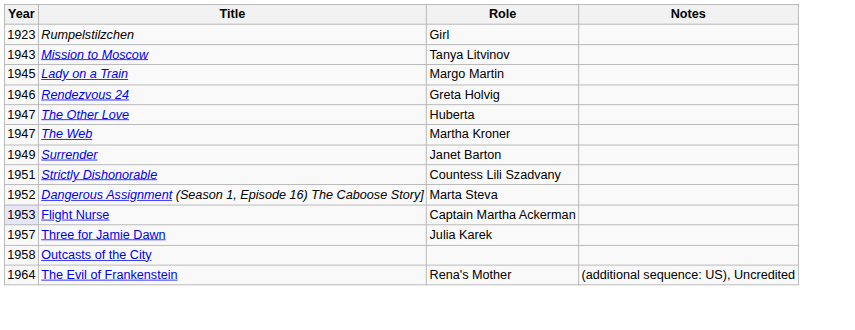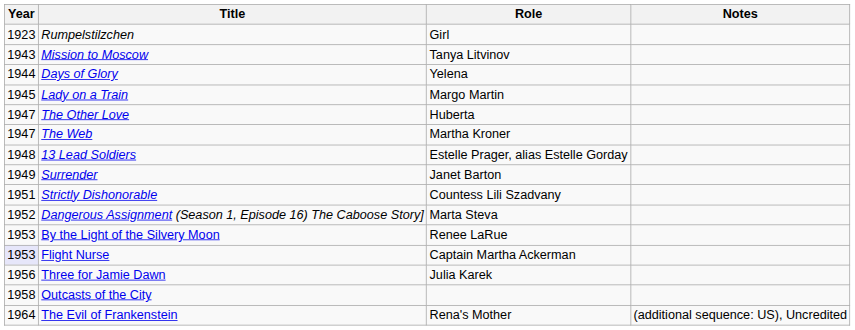+ row: (80, 74)
- row: (85, 94)
+ row: (89, 154)
+ row: (130, 235)
(21, 235) 1957 -> (21, 275) 1956
